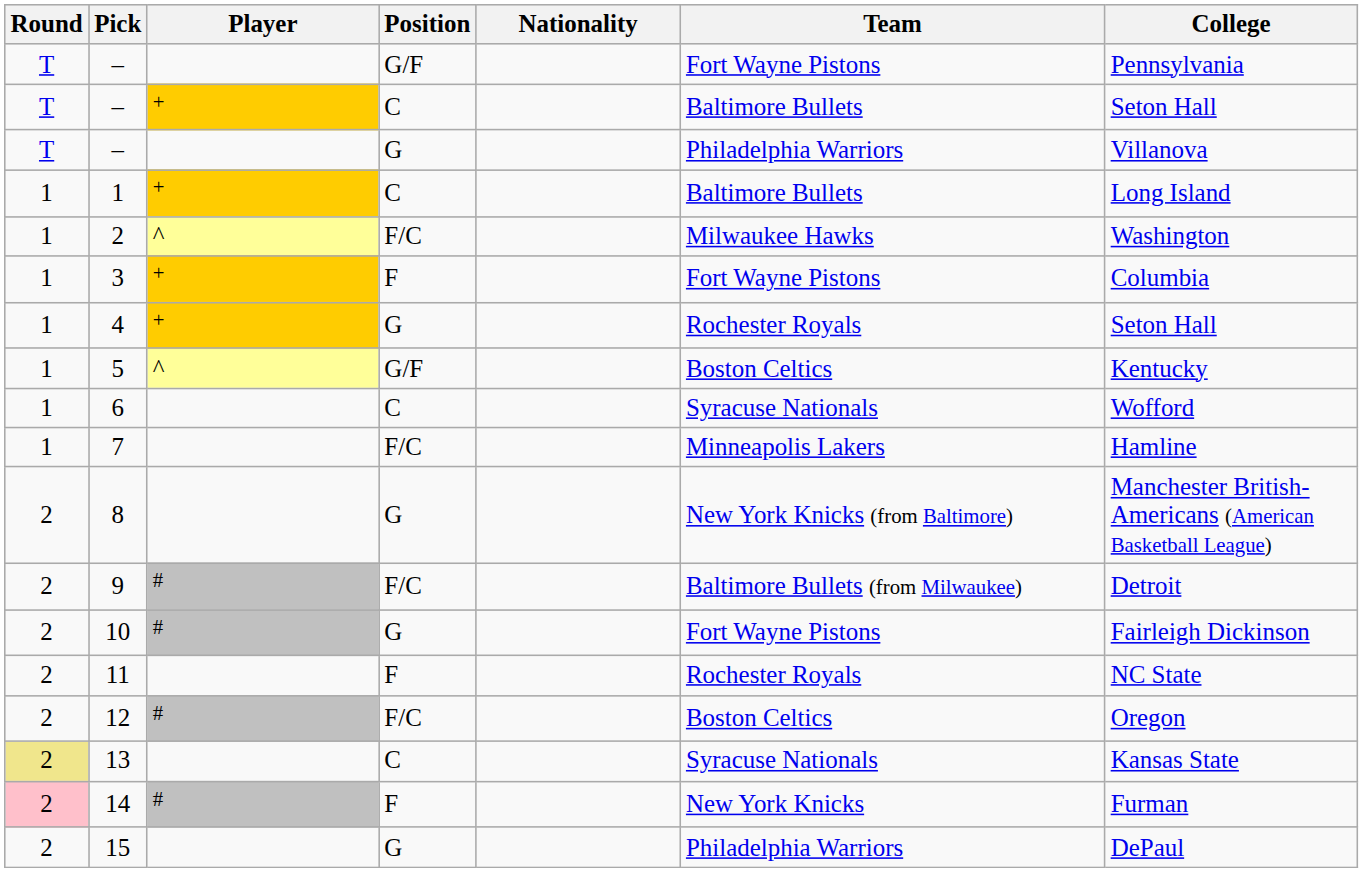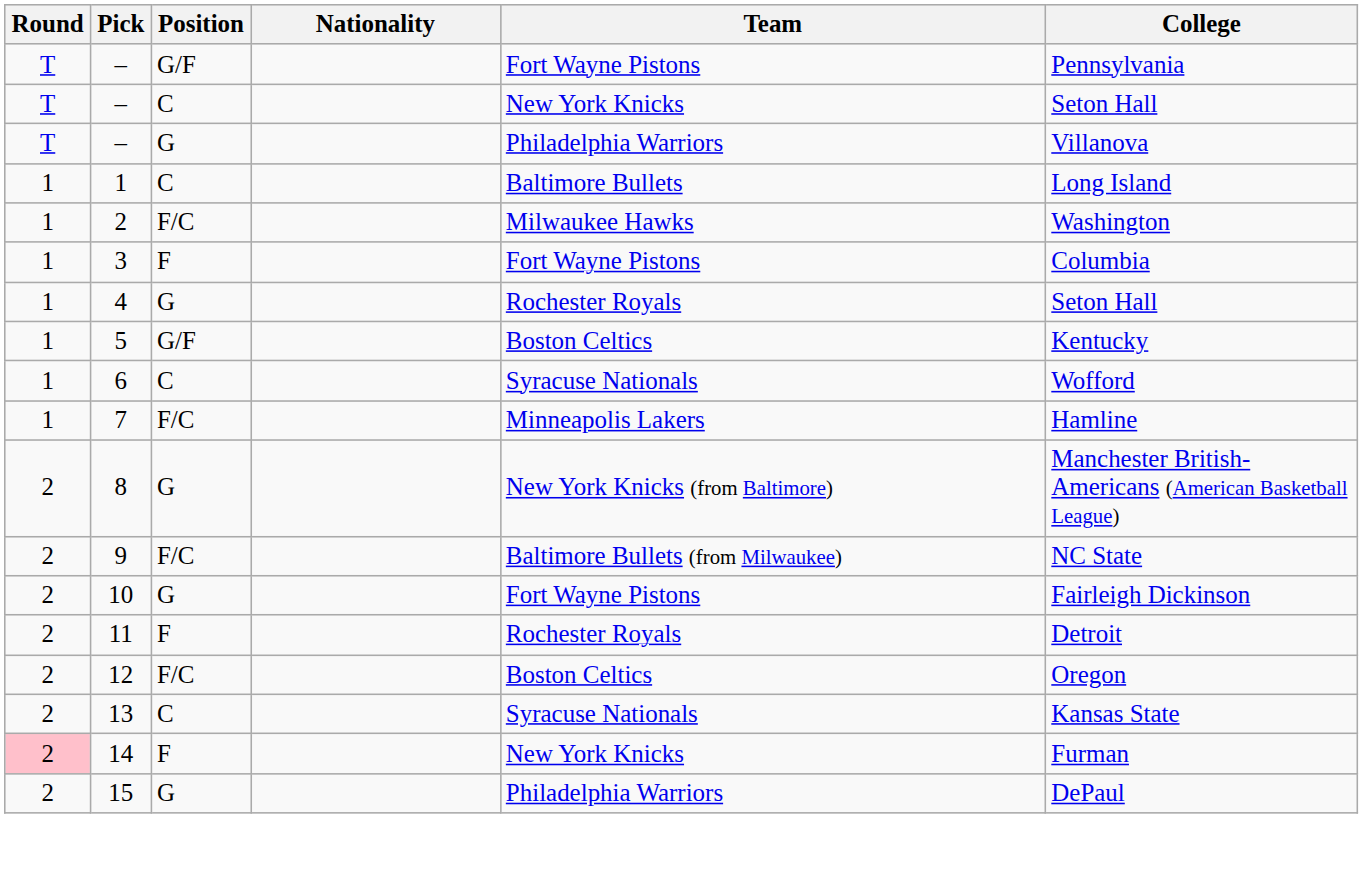- column: (263, 24)
(774, 106) Baltimore Bullets -> (595, 103) New York Knicks
(1146, 585) Detroit -> (1097, 555) NC State
(1156, 675) NC State -> (1087, 634) Detroit
(47, 761) khaki background -> (48, 713) no background
